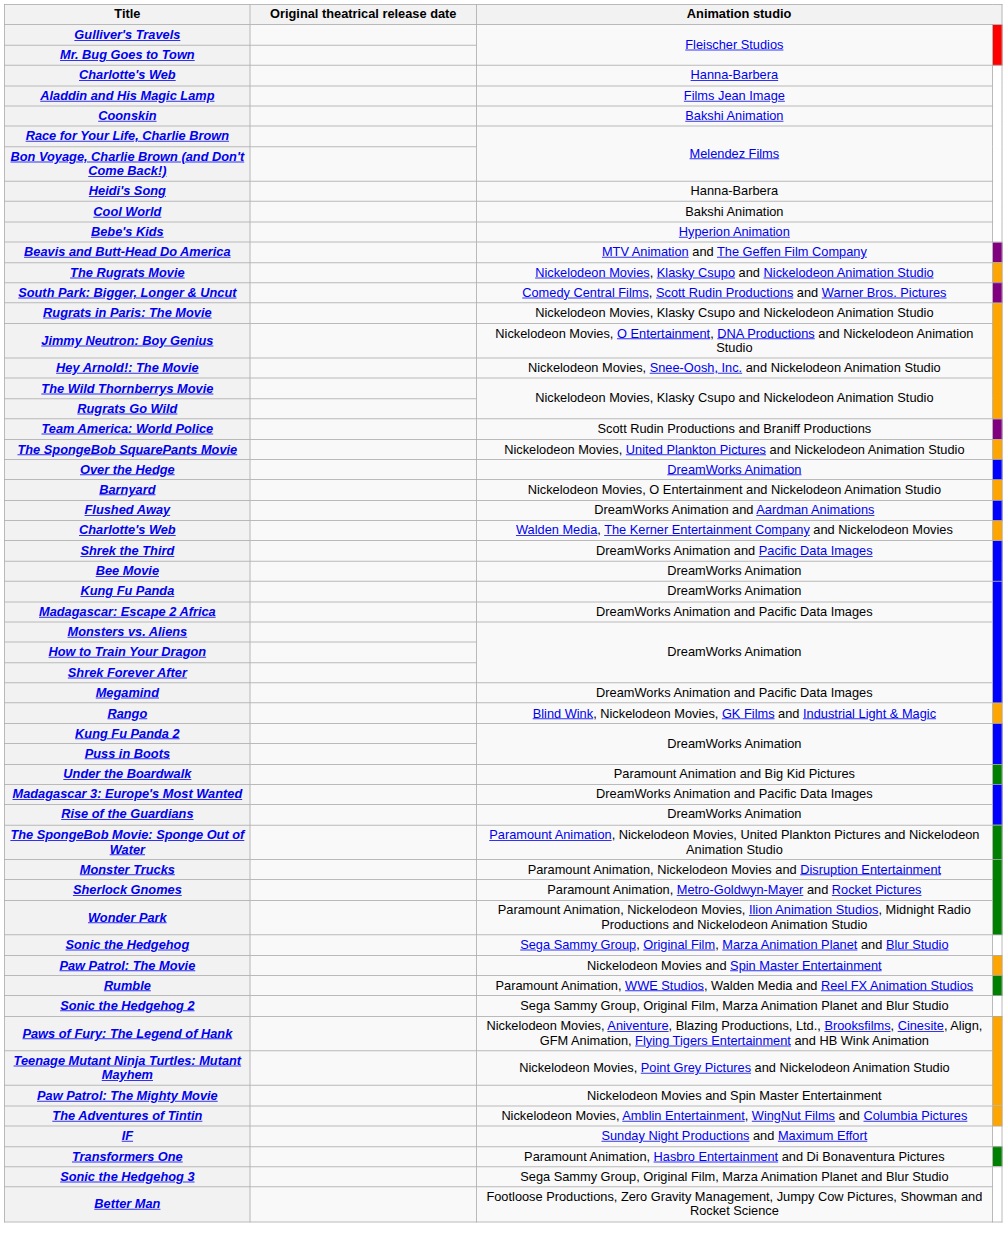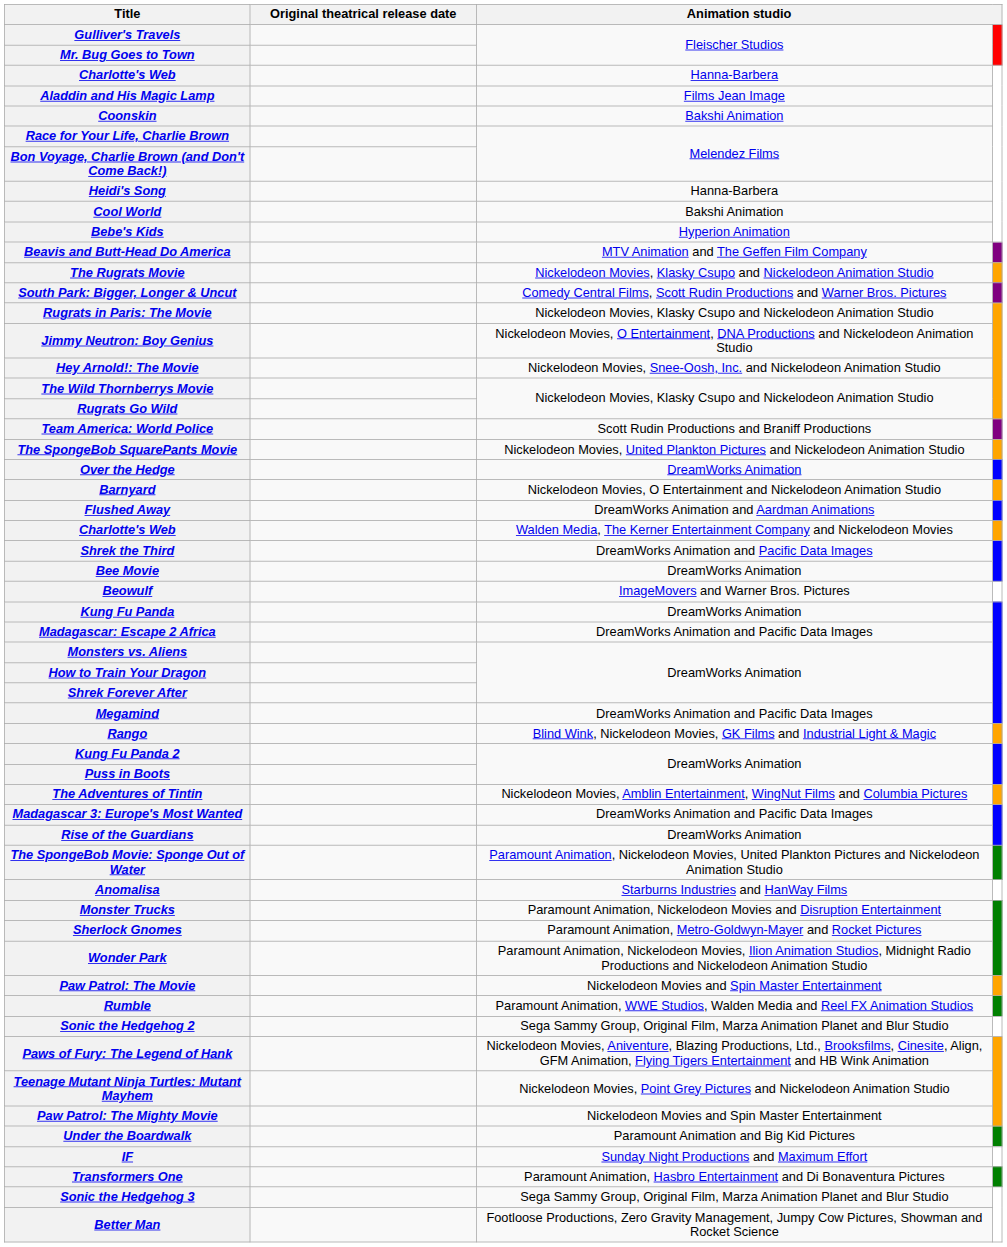+ row: (127, 591)
rows swapped: (127, 1116) <-> (127, 774)
+ row: (127, 890)
- row: (127, 945)
